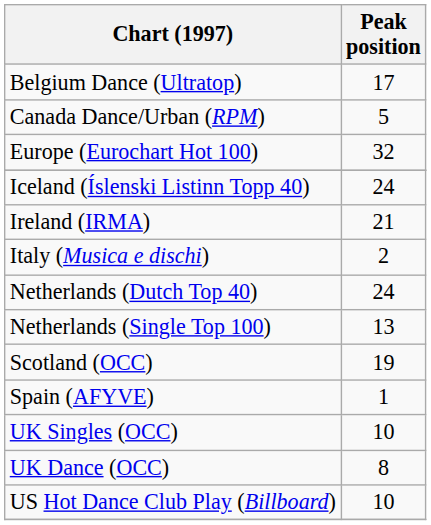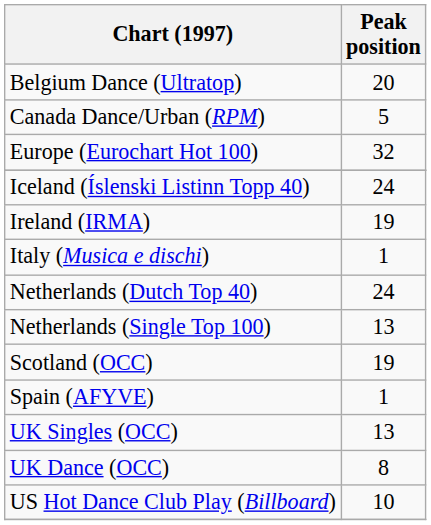(383, 81) 17 -> (383, 81) 20
(383, 221) 21 -> (383, 221) 19
(383, 256) 2 -> (383, 256) 1
(383, 432) 10 -> (383, 432) 13
